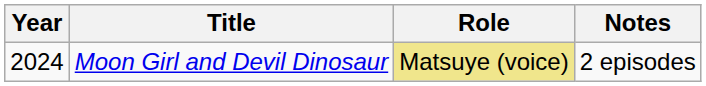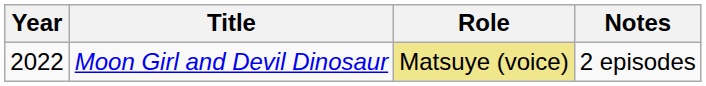(37, 61) 2024 -> (37, 61) 2022
